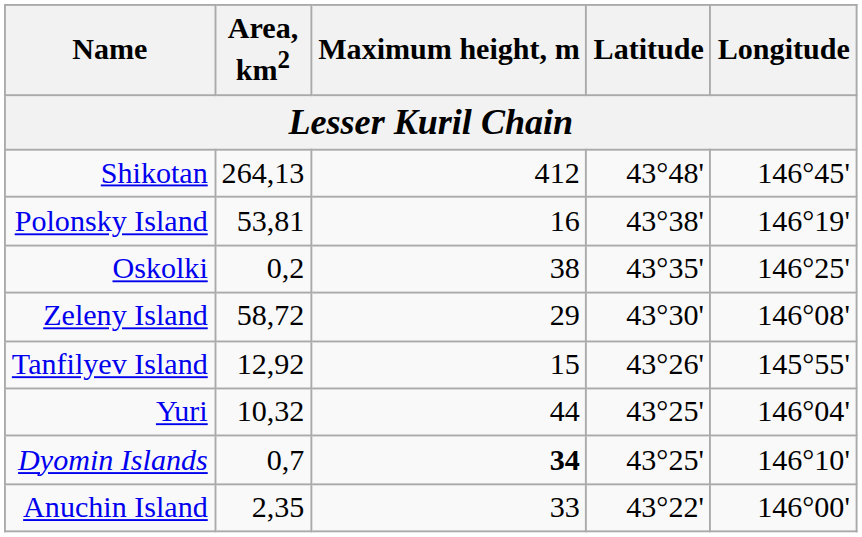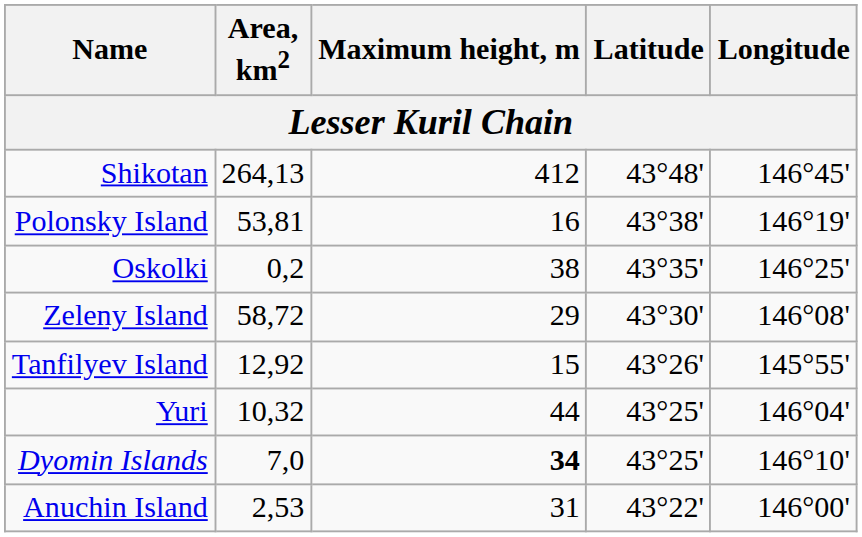(286, 459) 0,7 -> (286, 459) 7,0
(278, 507) 2,35 -> (278, 507) 2,53
(565, 507) 33 -> (565, 507) 31
